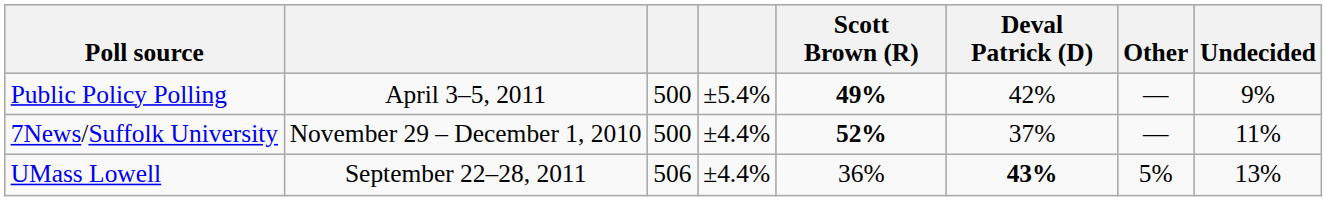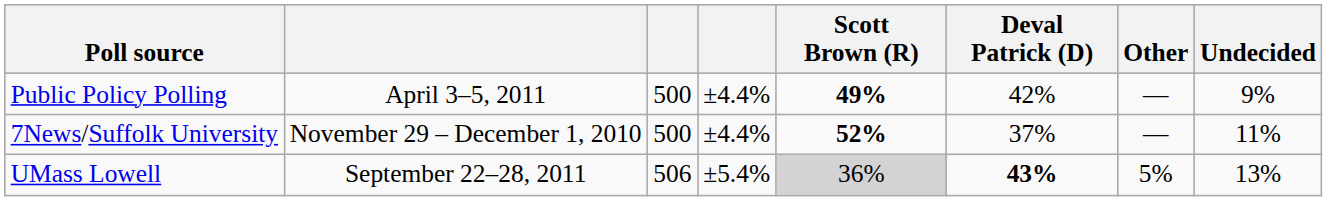(737, 93) ±5.4% -> (737, 93) ±4.4%
(737, 174) ±4.4% -> (737, 174) ±5.4%
(861, 174) no background -> (861, 174) lightgrey background
